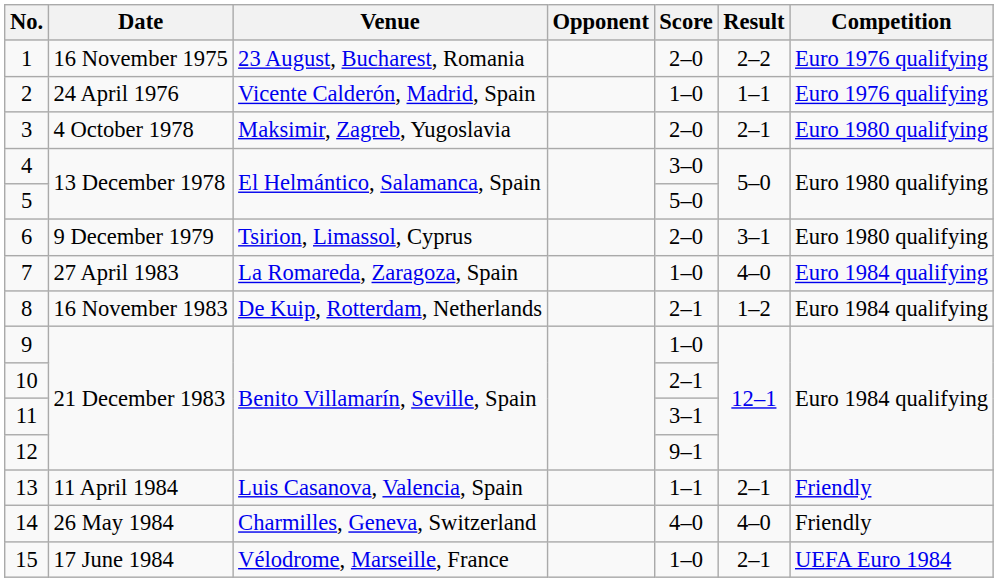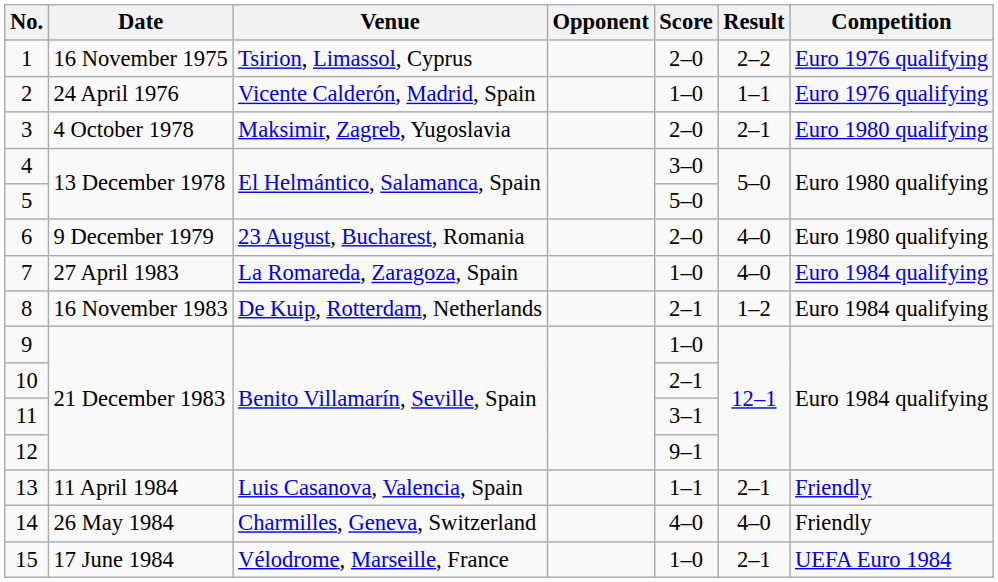(381, 58) 23 August, Bucharest, Romania -> (355, 58) Tsirion, Limassol, Cyprus
(355, 237) Tsirion, Limassol, Cyprus -> (381, 237) 23 August, Bucharest, Romania
(754, 237) 3–1 -> (754, 237) 4–0
